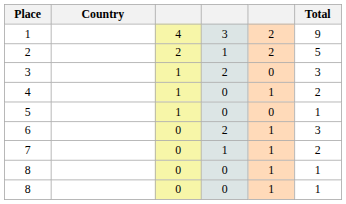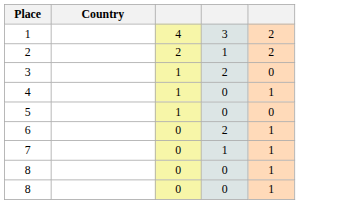- column: (318, 14)
